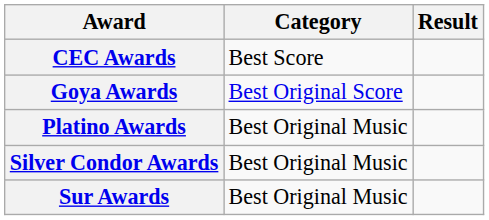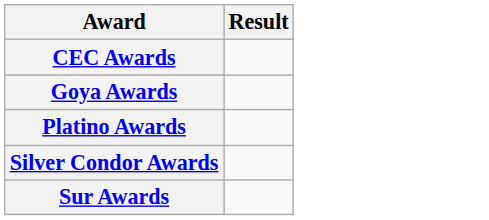- column: (318, 22)
